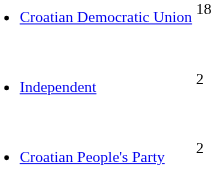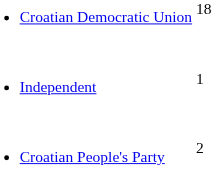(204, 79) 2 -> (204, 79) 1
